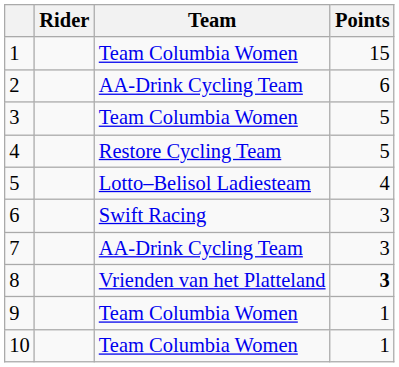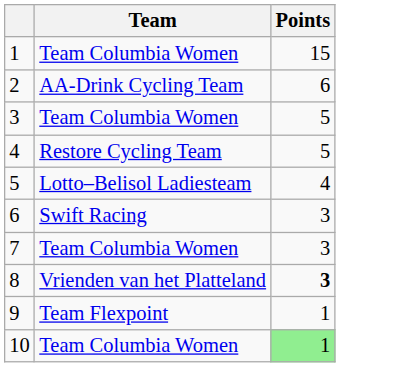- column: (64, 20)
(201, 248) AA-Drink Cycling Team -> (139, 248) Team Columbia Women
(198, 313) Team Columbia Women -> (104, 313) Team Flexpoint
(385, 345) no background -> (325, 345) lightgreen background
